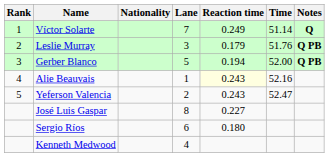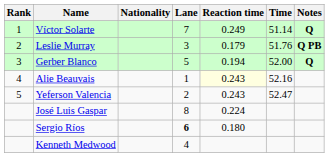(309, 62) Q PB -> (309, 62) Q
(233, 111) 0.227 -> (233, 111) 0.224
(186, 128) normal -> (186, 128) bold
